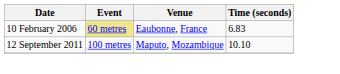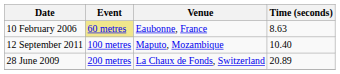(237, 29) 6.83 -> (278, 29) 8.63
(239, 45) 10.10 -> (281, 45) 10.40
+ row: (33, 61)
